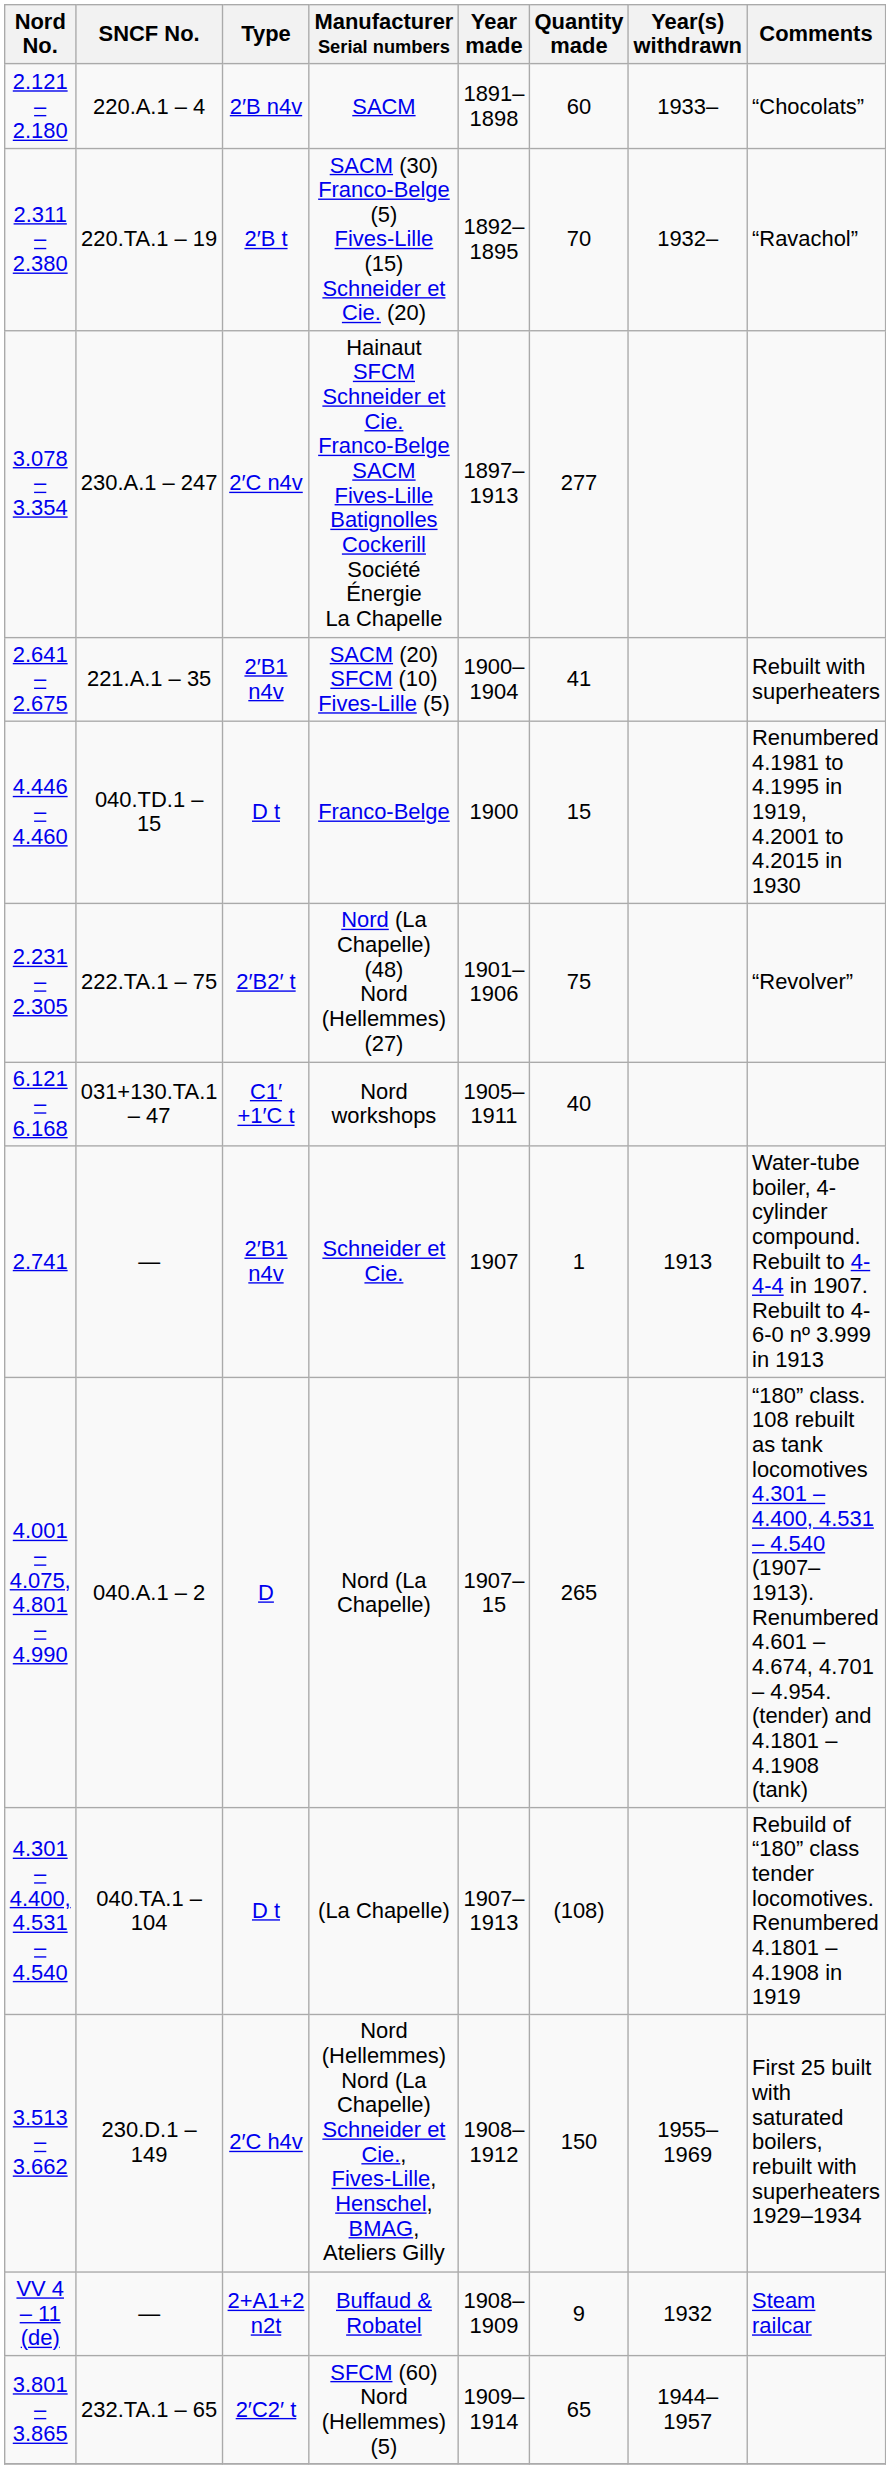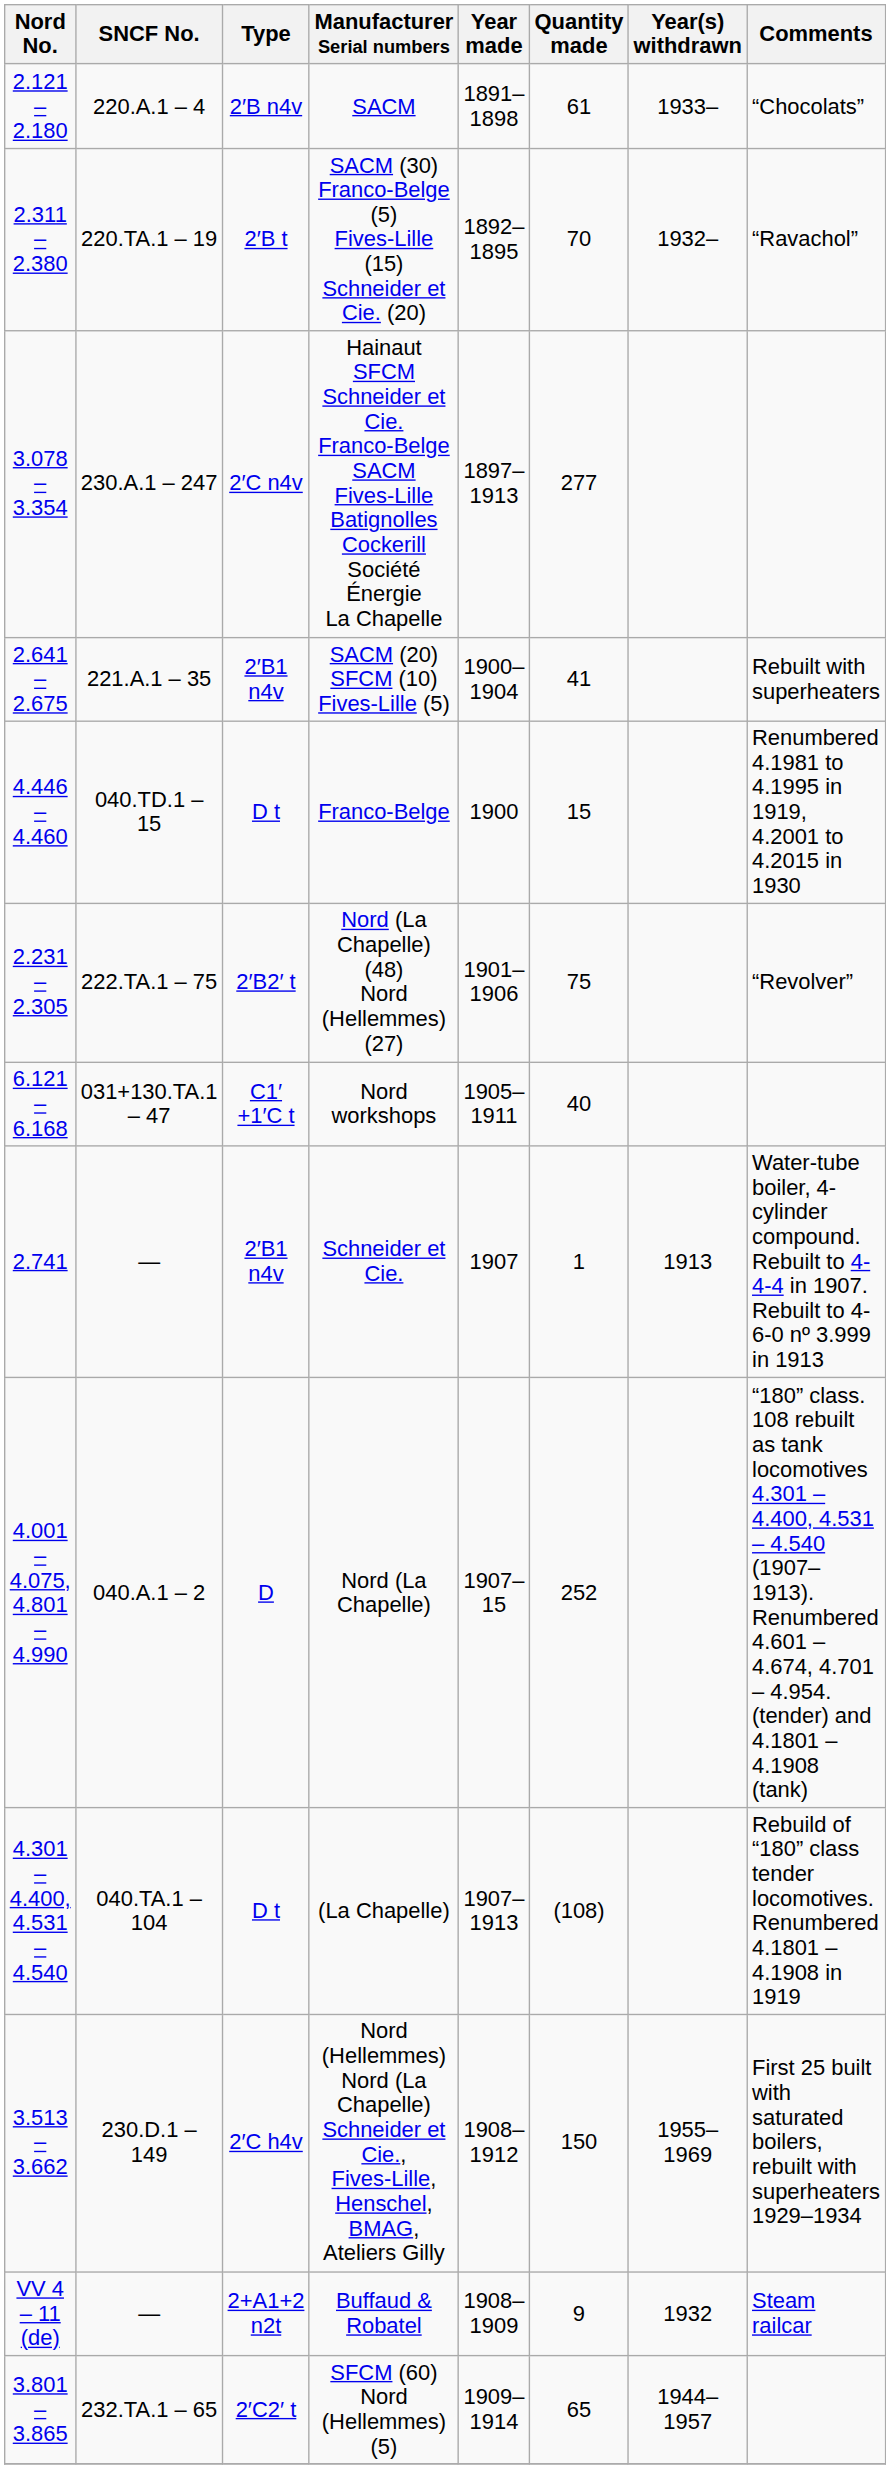(579, 105) 60 -> (579, 105) 61
(579, 1592) 265 -> (579, 1592) 252
